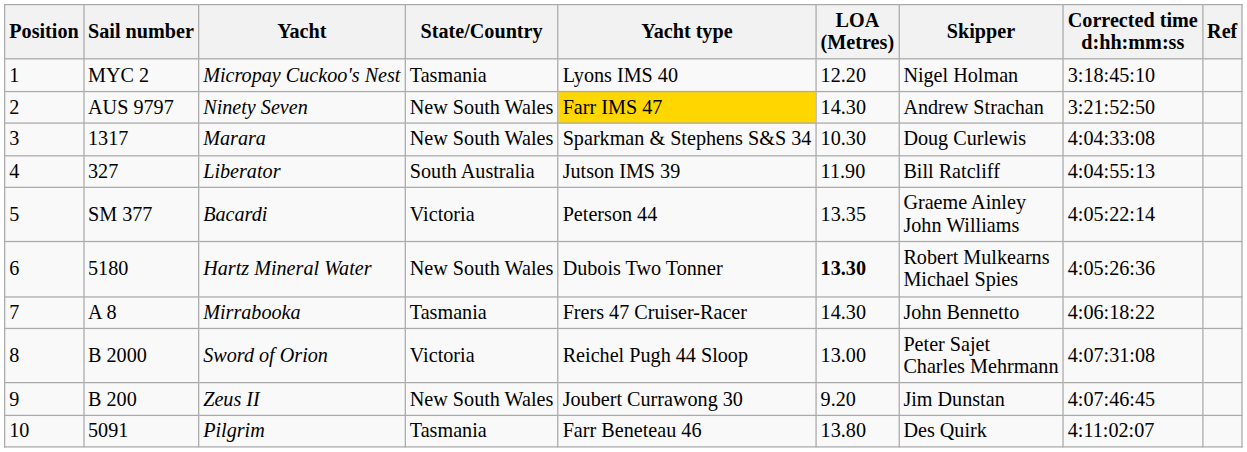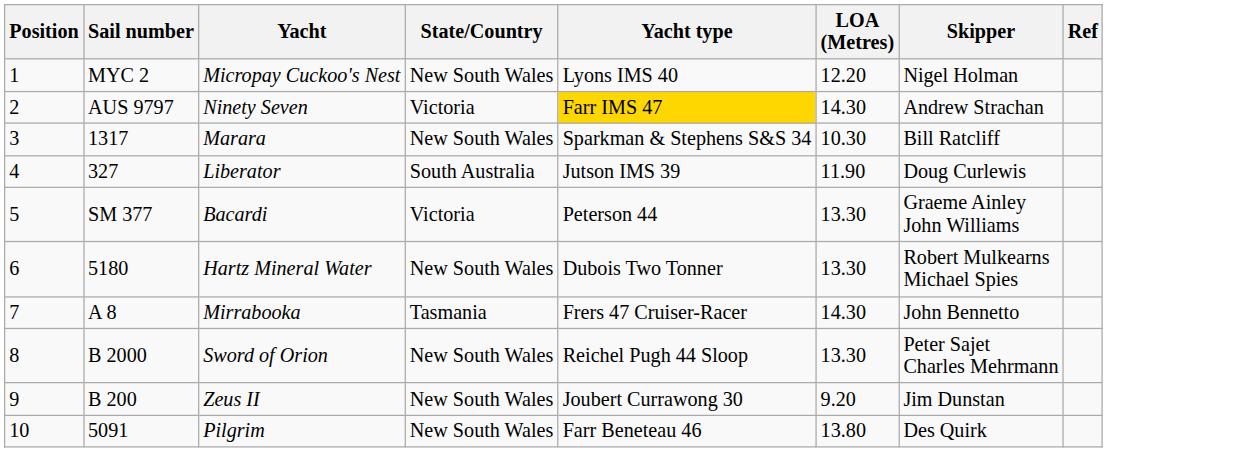- column: (1133, 31)
(448, 75) Tasmania -> (482, 75) New South Wales
(482, 107) New South Wales -> (442, 107) Victoria
(965, 139) Doug Curlewis -> (952, 139) Bill Ratcliff
(952, 171) Bill Ratcliff -> (965, 171) Doug Curlewis
(843, 214) 13.35 -> (843, 214) 13.30
(843, 269) bold -> (843, 269) normal
(442, 355) Victoria -> (482, 355) New South Wales
(843, 355) 13.00 -> (843, 355) 13.30
(448, 430) Tasmania -> (482, 430) New South Wales
